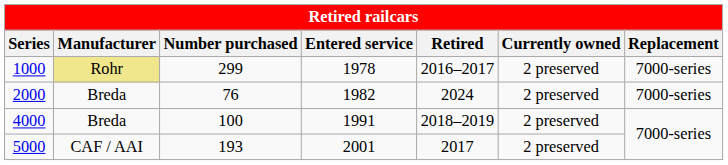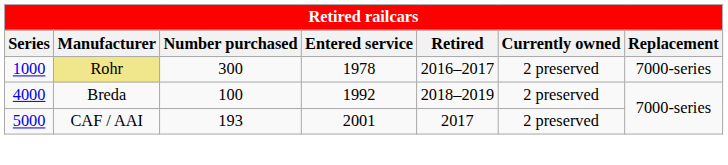(231, 69) 299 -> (231, 69) 300
- row: (29, 95)
(359, 120) 1991 -> (359, 95) 1992
